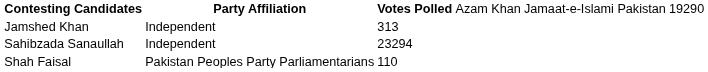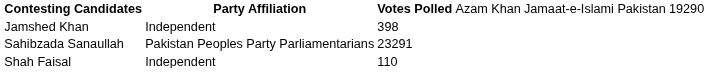(388, 26) 313 -> (388, 26) 398
(180, 44) Independent -> (260, 44) Pakistan Peoples Party Parliamentarians
(395, 44) 23294 -> (395, 44) 23291
(260, 61) Pakistan Peoples Party Parliamentarians -> (180, 61) Independent
